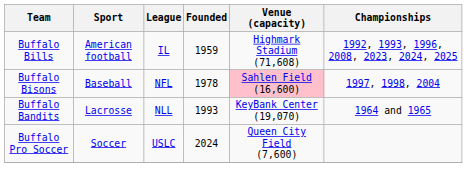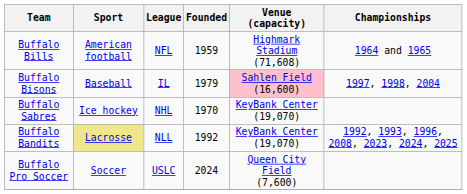(164, 51) IL -> (164, 51) NFL
(393, 51) 1992, 1993, 1996, 2008, 2023, 2024, 2025 -> (393, 51) 1964 and 1965
(164, 83) NFL -> (164, 83) IL
(206, 83) 1978 -> (206, 83) 1979
+ row: (39, 111)
(108, 111) no background -> (108, 138) khaki background
(206, 111) 1993 -> (206, 138) 1992
(393, 111) 1964 and 1965 -> (393, 138) 1992, 1993, 1996, 2008, 2023, 2024, 2025
